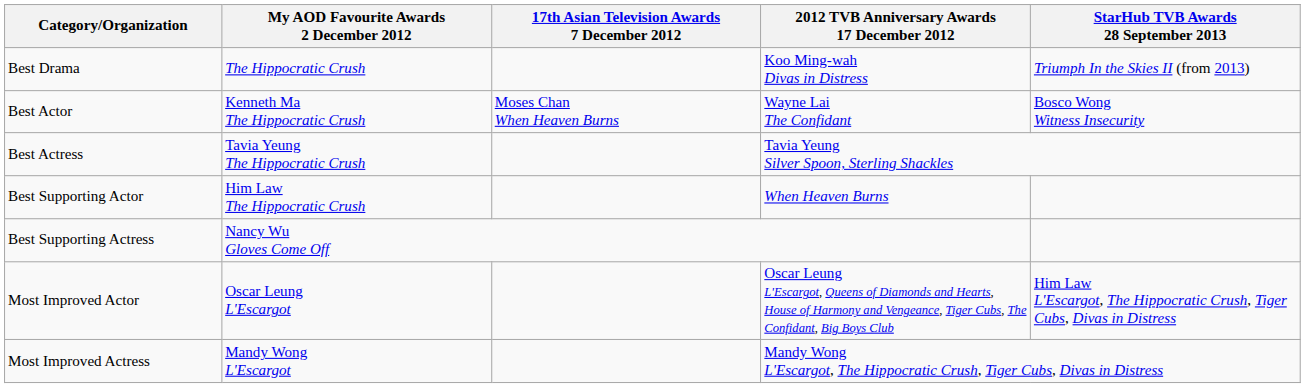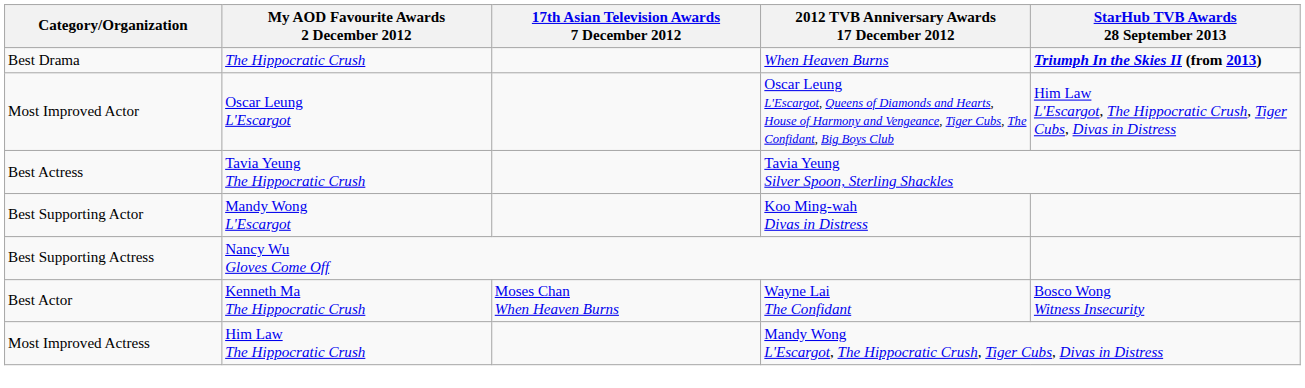(816, 69) Koo Ming-wah Divas in Distress -> (826, 60) When Heaven Burns
(1142, 69) normal -> (1148, 60) bold
rows swapped: (40, 111) <-> (74, 300)
(295, 197) Him Law The Hippocratic Crush -> (266, 215) Mandy Wong L'Escargot
(826, 197) When Heaven Burns -> (816, 215) Koo Ming-wah Divas in Distress
(266, 361) Mandy Wong L'Escargot -> (295, 343) Him Law The Hippocratic Crush
